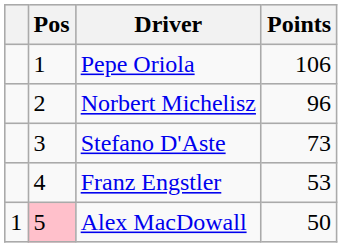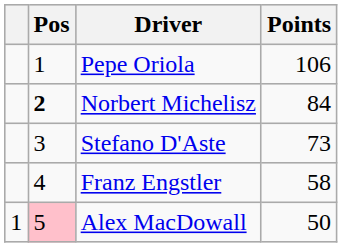(40, 103) normal -> (40, 103) bold
(319, 103) 96 -> (319, 103) 84
(319, 182) 53 -> (319, 182) 58
